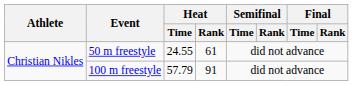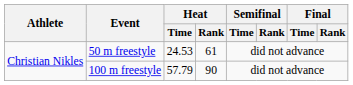(180, 51) 24.55 -> (180, 51) 24.53
(211, 71) 91 -> (211, 71) 90
